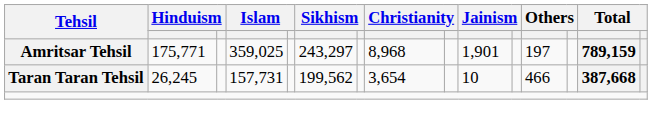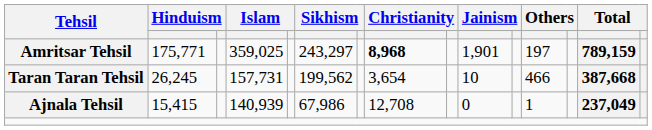(387, 51) normal -> (387, 51) bold
+ row: (76, 104)
